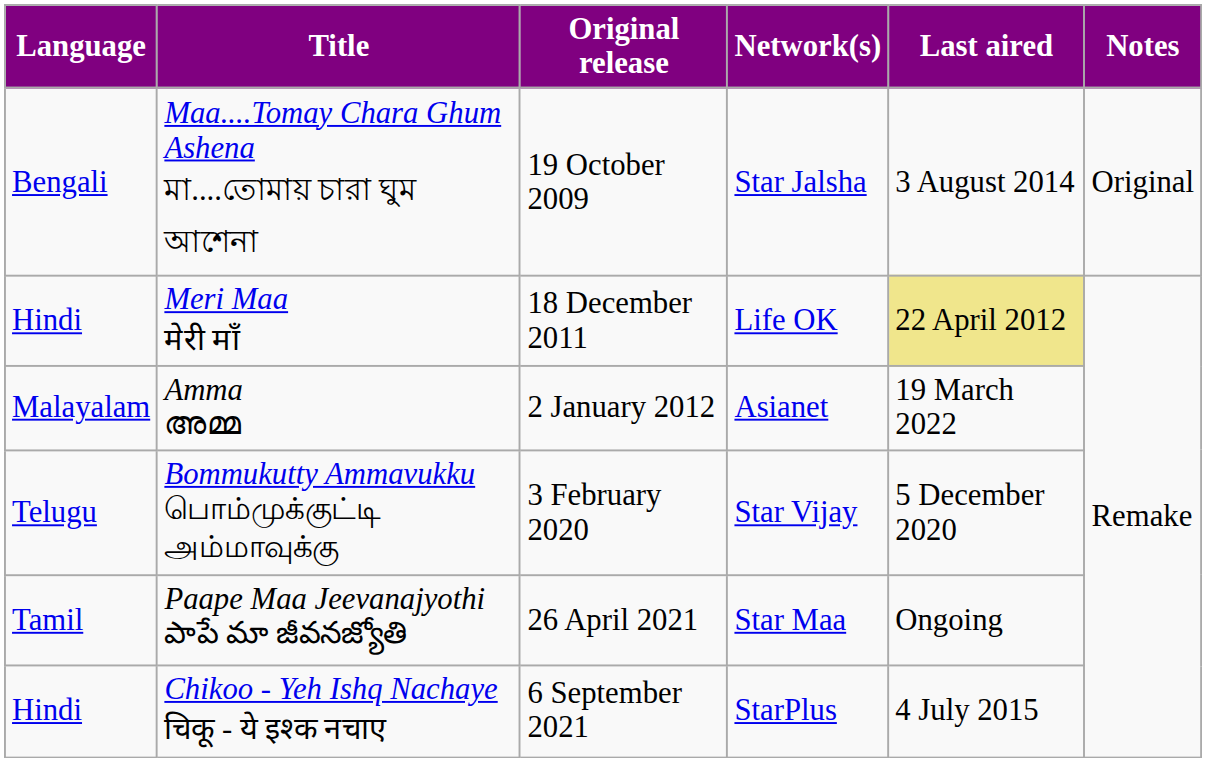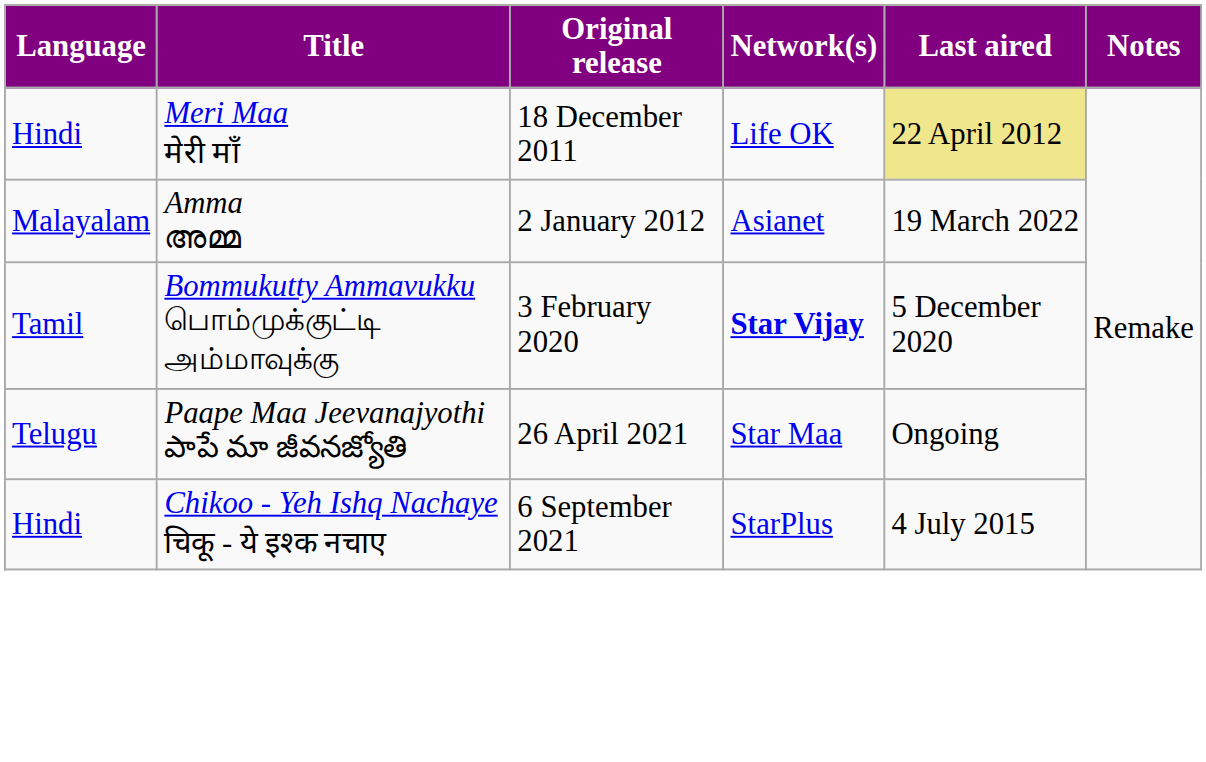- row: (333, 176)
(54, 511) Telugu -> (48, 324) Tamil
(796, 511) normal -> (797, 324) bold
(48, 619) Tamil -> (54, 433) Telugu
